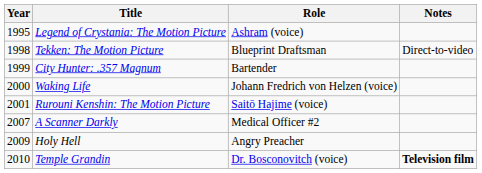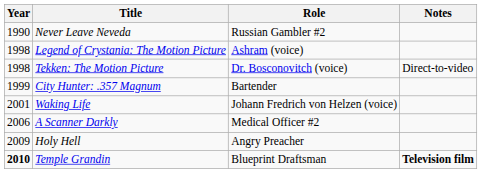+ row: (83, 31)
(19, 31) 1995 -> (19, 50) 1998
(279, 50) Blueprint Draftsman -> (289, 68) Dr. Bosconovitch (voice)
(19, 86) 2000 -> (19, 104) 2001
- row: (123, 104)
(19, 123) 2007 -> (19, 123) 2006
(19, 159) normal -> (19, 159) bold
(289, 159) Dr. Bosconovitch (voice) -> (279, 159) Blueprint Draftsman
